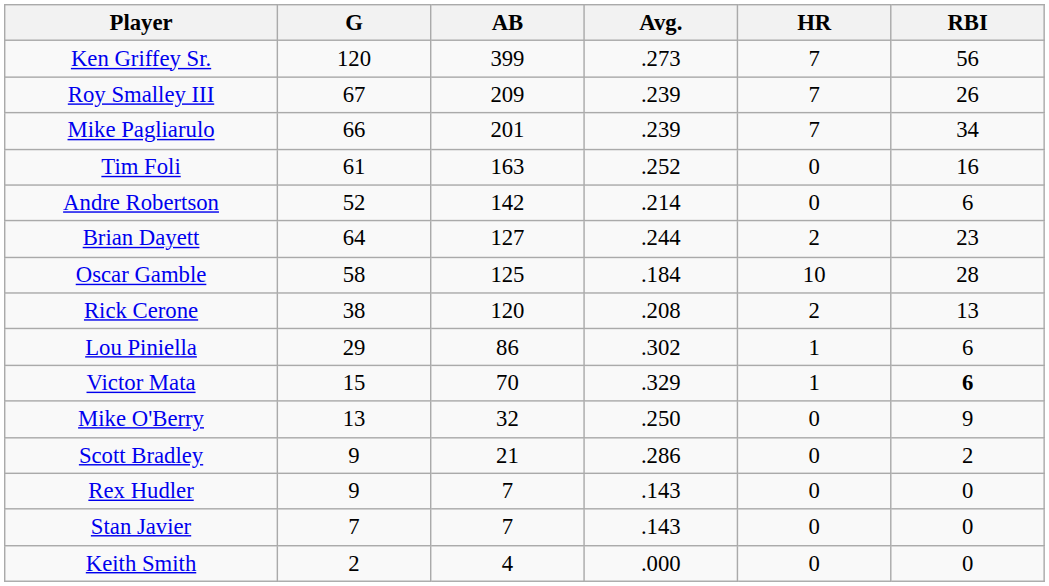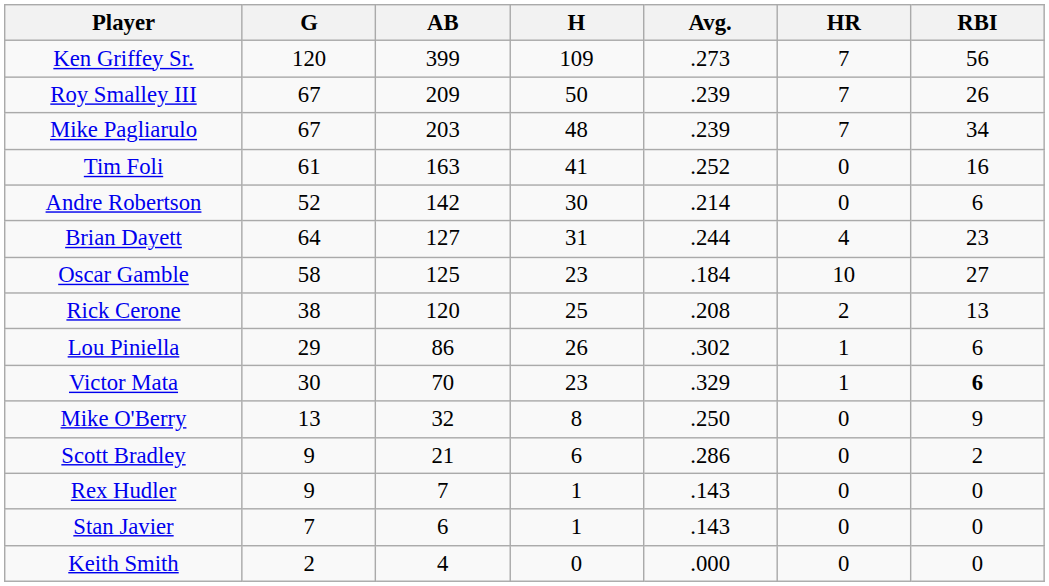+ column: (576, 22)
(354, 130) 66 -> (309, 130) 67
(507, 130) 201 -> (443, 130) 203
(814, 238) 2 -> (844, 238) 4
(968, 274) 28 -> (977, 274) 27
(354, 382) 15 -> (309, 382) 30
(507, 526) 7 -> (443, 526) 6
